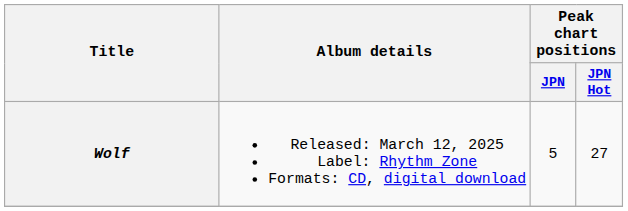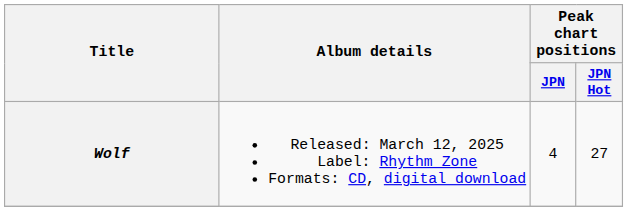(553, 154) 5 -> (553, 154) 4
